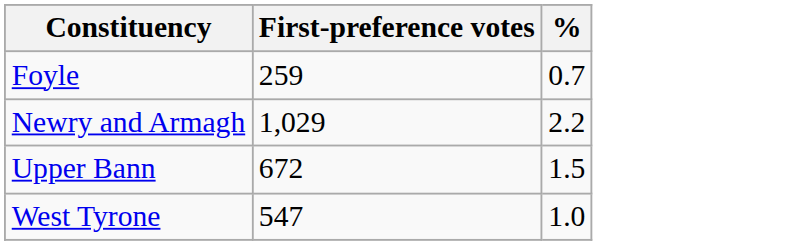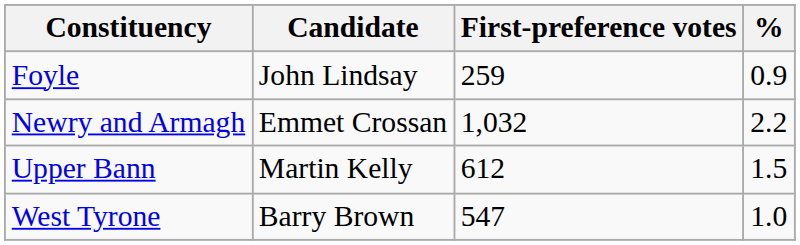+ column: (353, 27)
(567, 74) 0.7 -> (769, 74) 0.9
(292, 121) 1,029 -> (494, 121) 1,032
(281, 168) 672 -> (483, 168) 612
